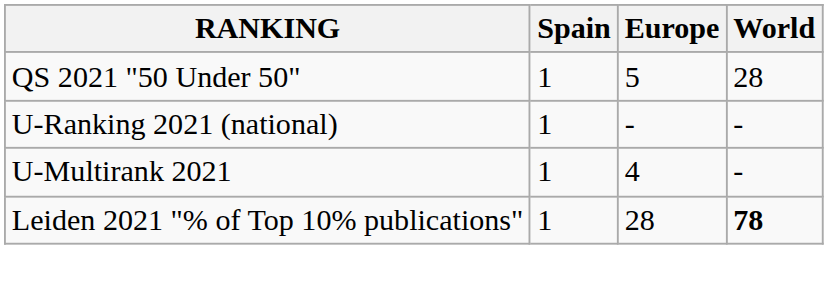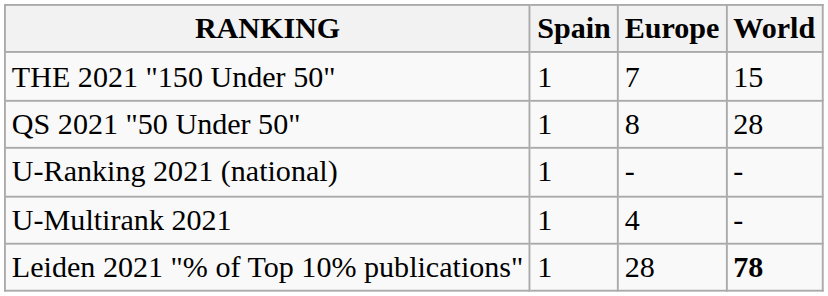+ row: (174, 76)
(632, 76) 5 -> (632, 123) 8
